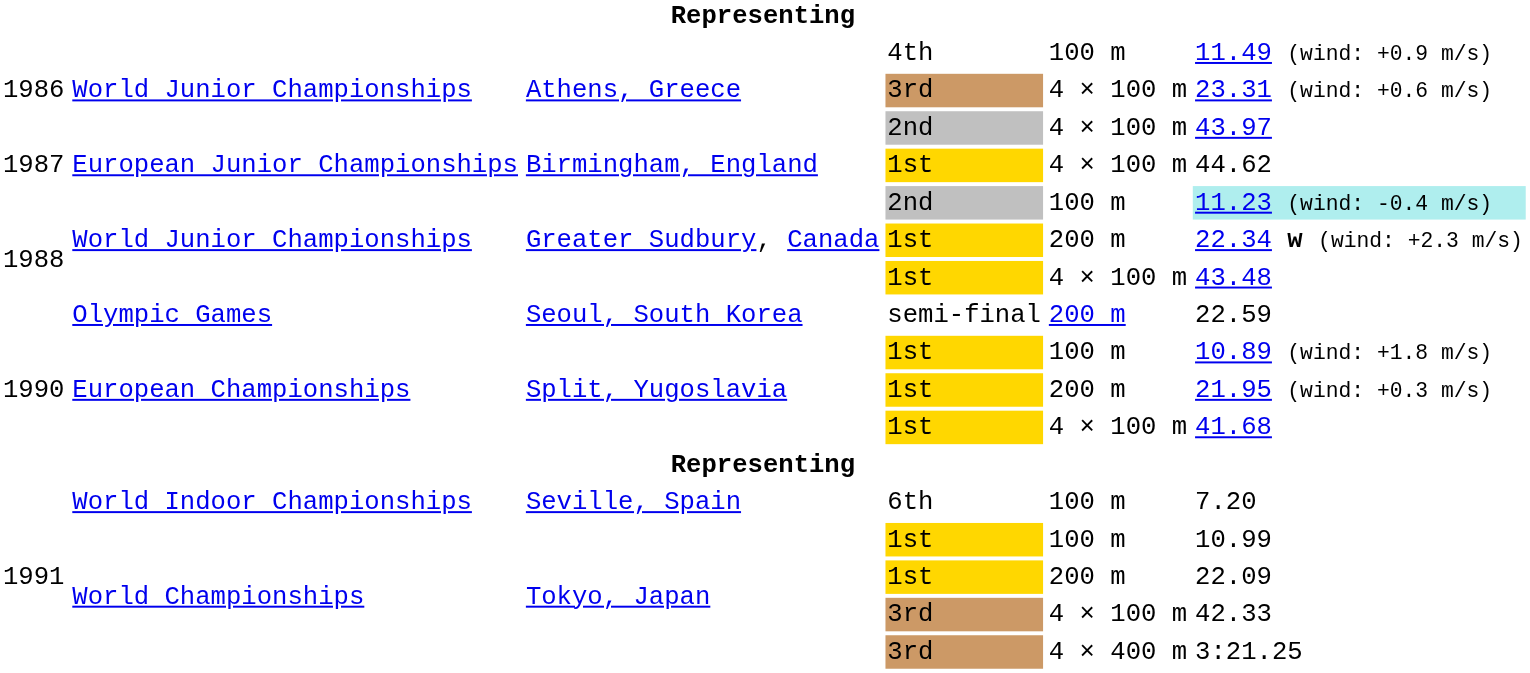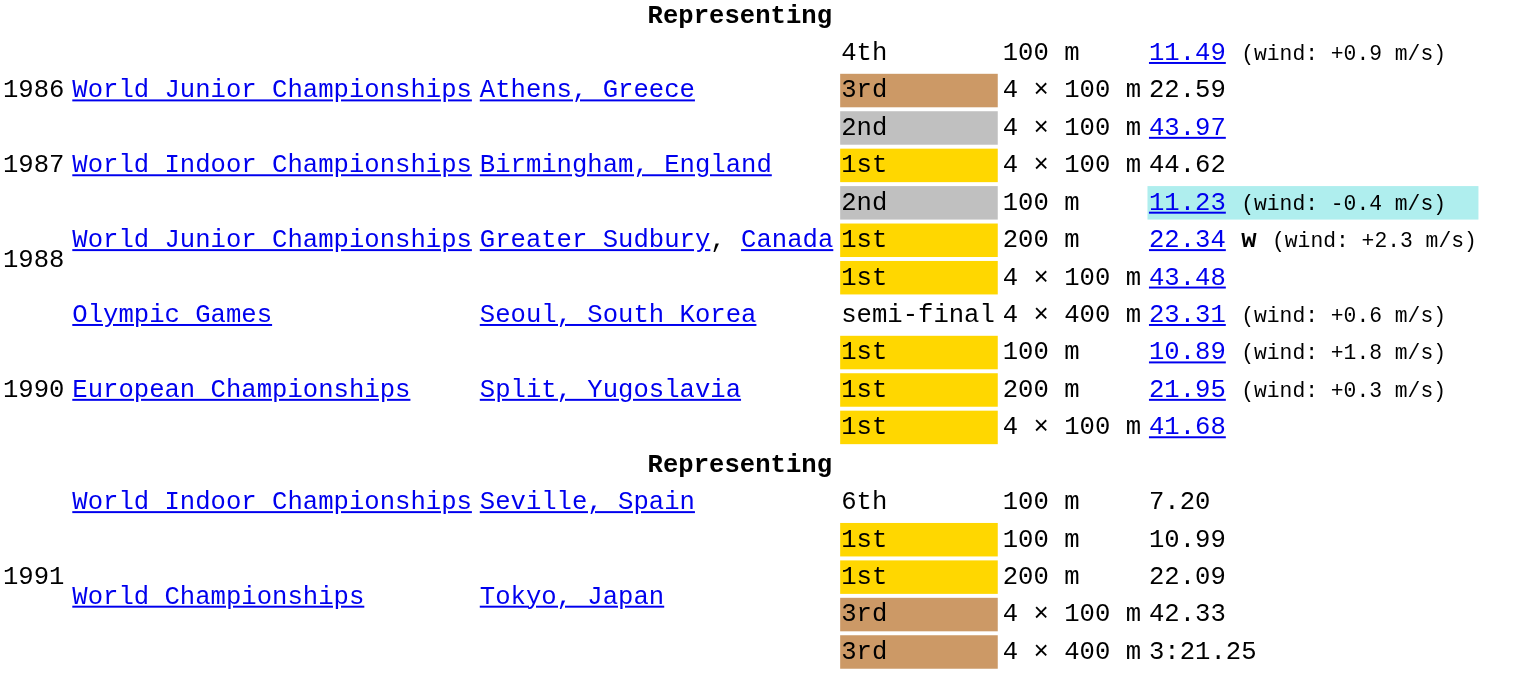(1344, 91) 23.31 (wind: +0.6 m/s) -> (1187, 91) 22.59
(295, 165) European Junior Championships -> (272, 165) World Indoor Championships
(1087, 315) 200 m -> (1072, 315) 4 × 400 m
(1233, 315) 22.59 -> (1297, 315) 23.31 (wind: +0.6 m/s)
